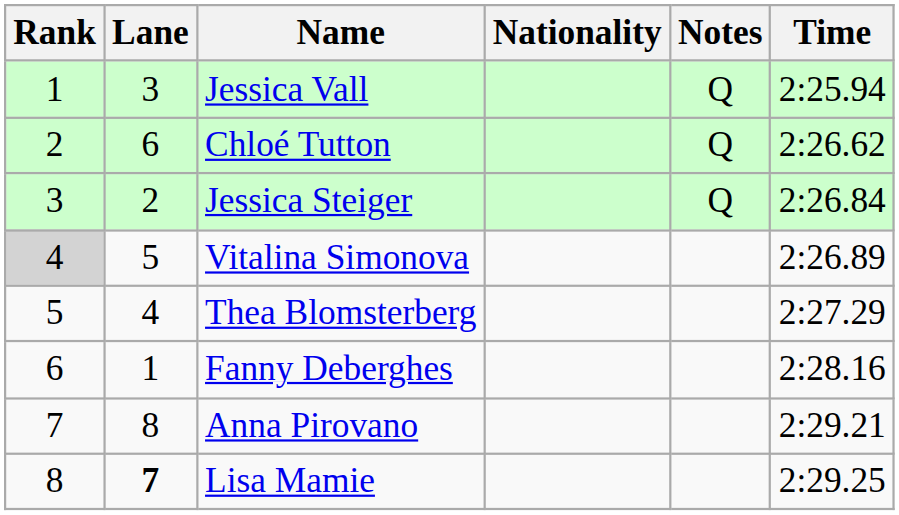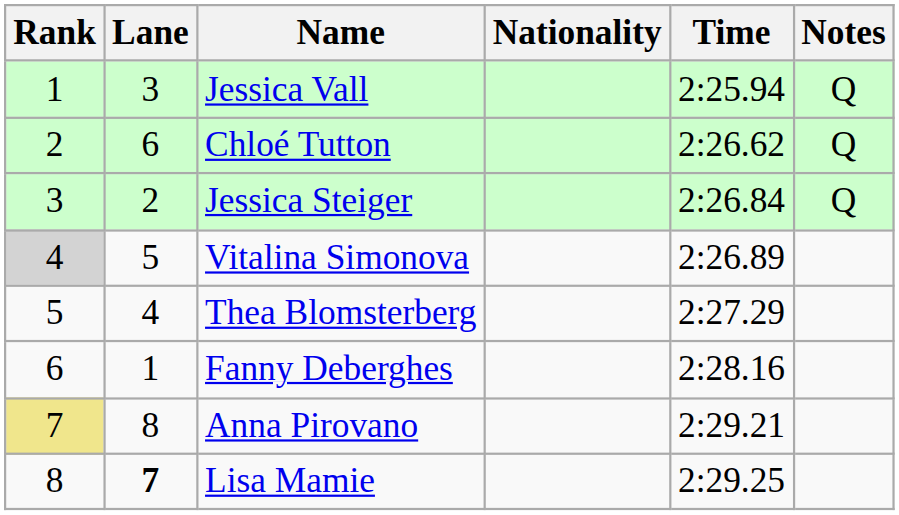columns swapped: (832, 32) <-> (720, 32)
(55, 425) no background -> (55, 425) khaki background
